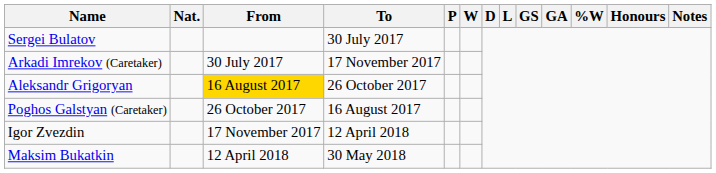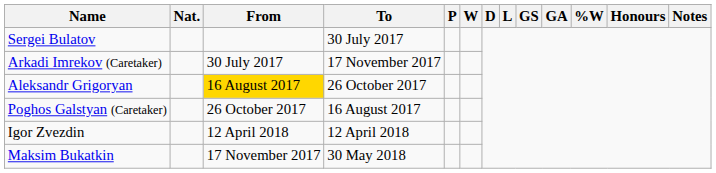(264, 132) 17 November 2017 -> (248, 132) 12 April 2018
(248, 156) 12 April 2018 -> (264, 156) 17 November 2017
